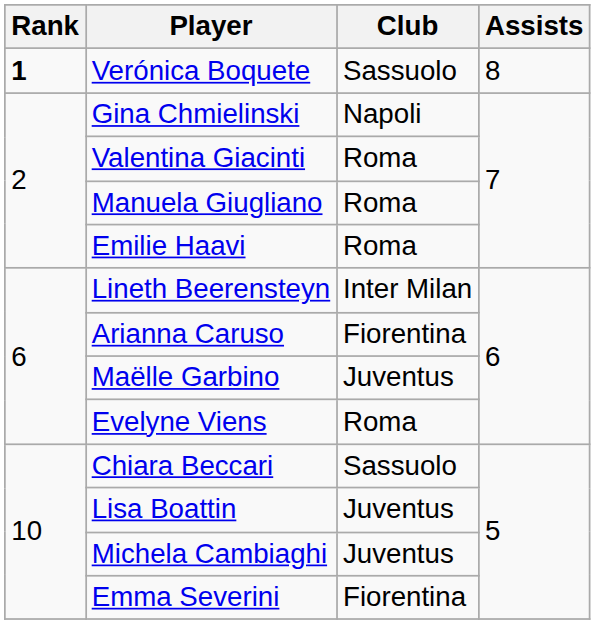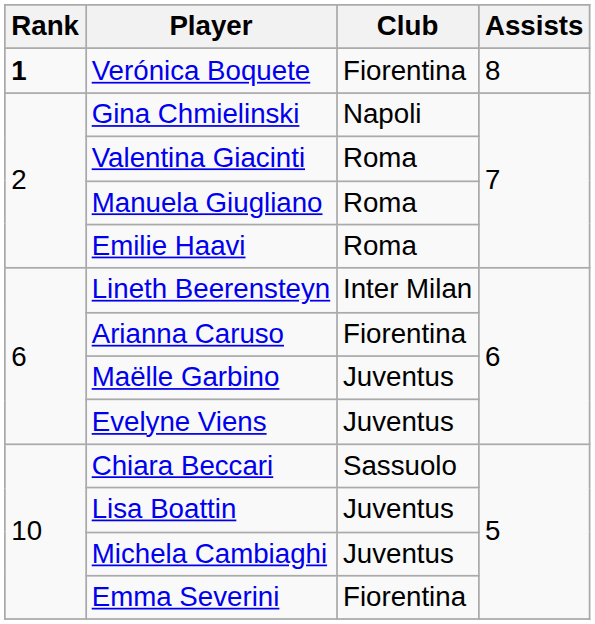(400, 70) Sassuolo -> (405, 70) Fiorentina
(380, 421) Roma -> (398, 421) Juventus
